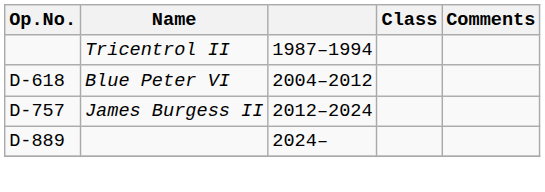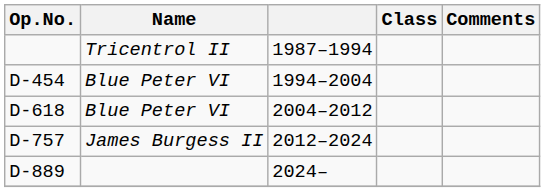+ row: (37, 80)
